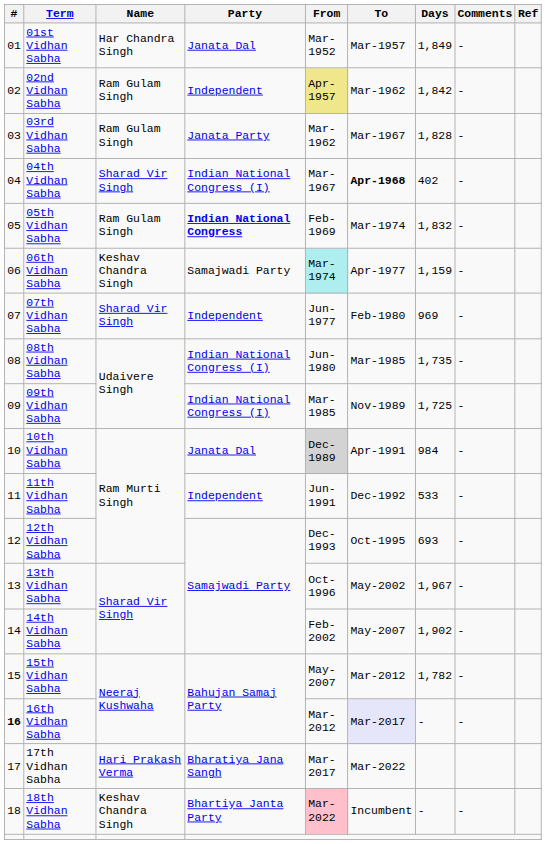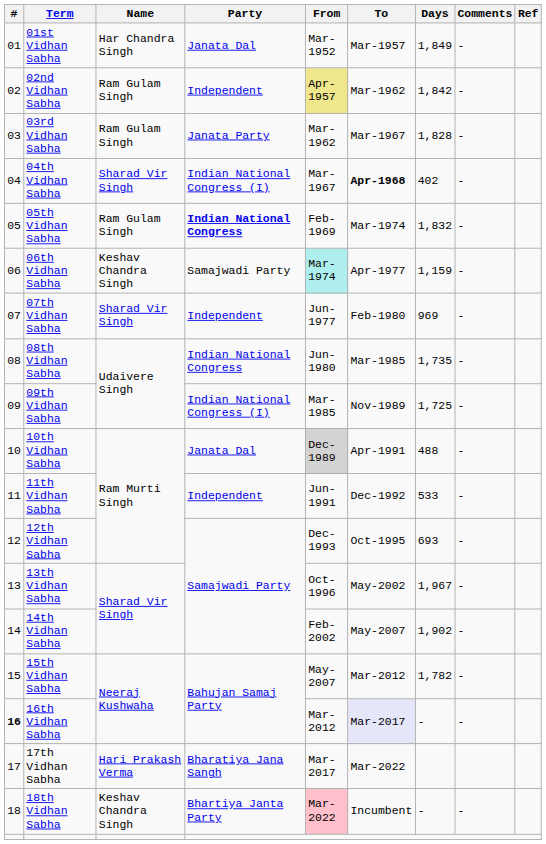(239, 361) Indian National Congress (I) -> (239, 361) Indian National Congress
(428, 451) 984 -> (428, 451) 488
